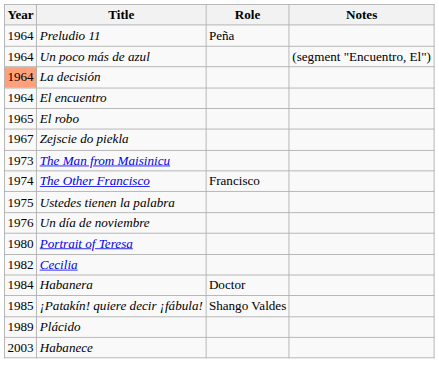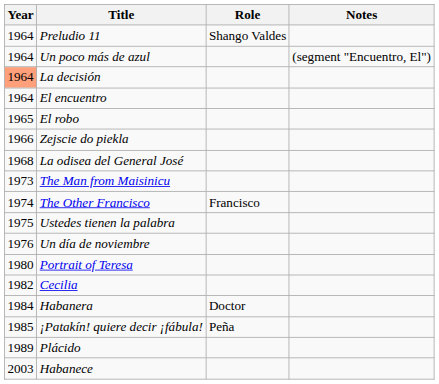(222, 35) Peña -> (248, 35) Shango Valdes
(21, 139) 1967 -> (21, 139) 1966
+ row: (112, 160)
(248, 306) Shango Valdes -> (222, 327) Peña
